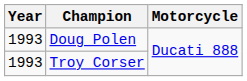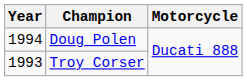(25, 40) 1993 -> (25, 40) 1994
